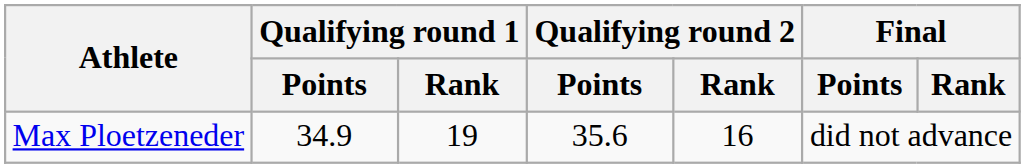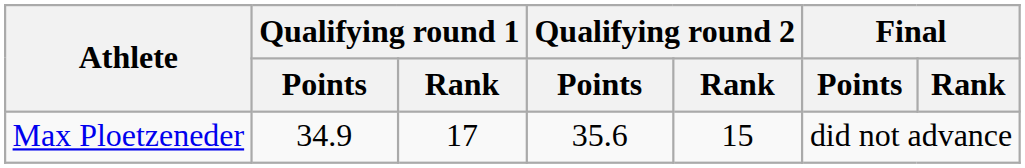(462, 136) 19 -> (462, 136) 17
(737, 136) 16 -> (737, 136) 15
